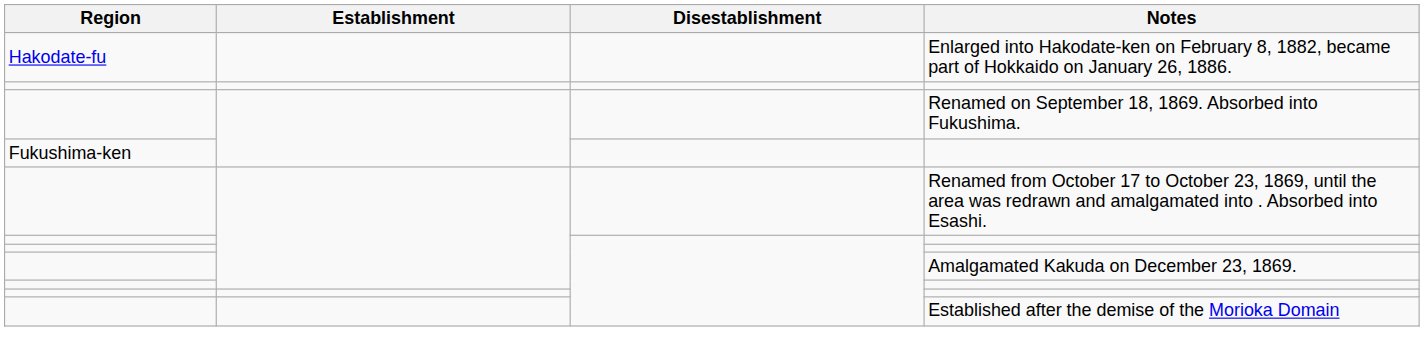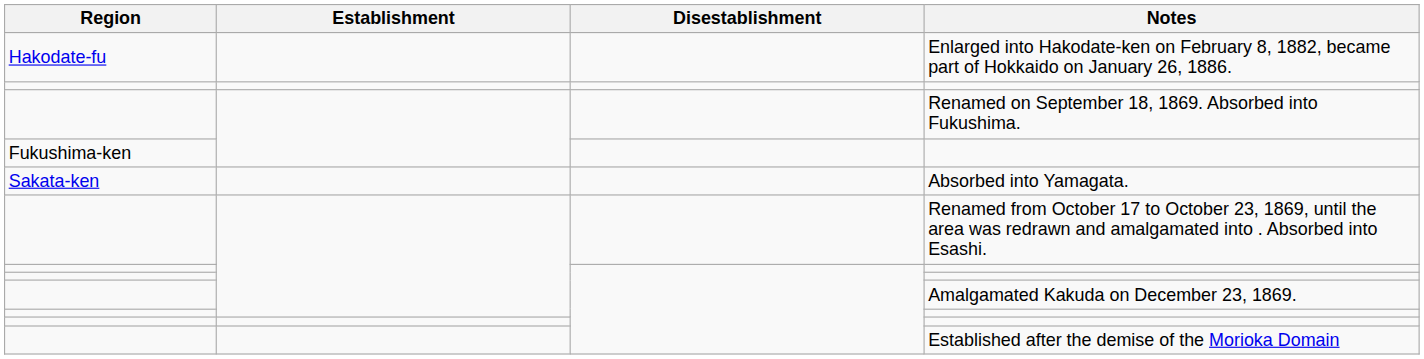+ row: (54, 180)
